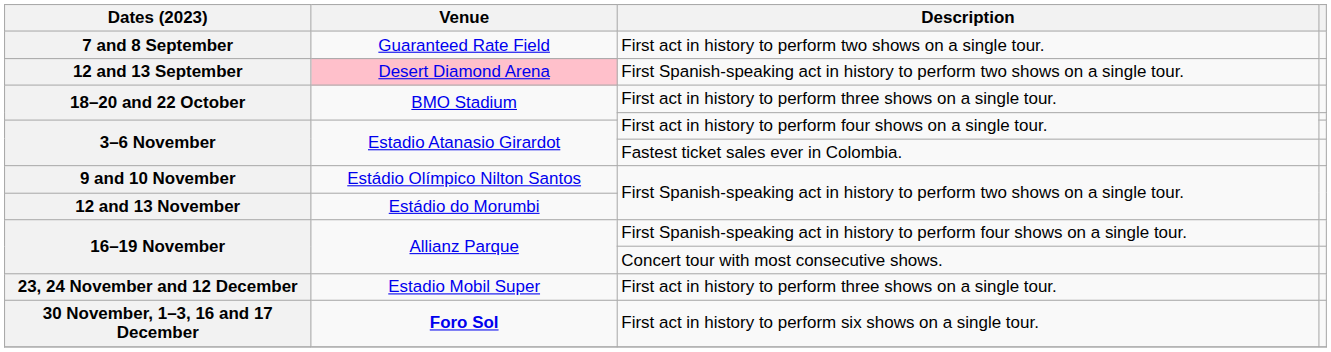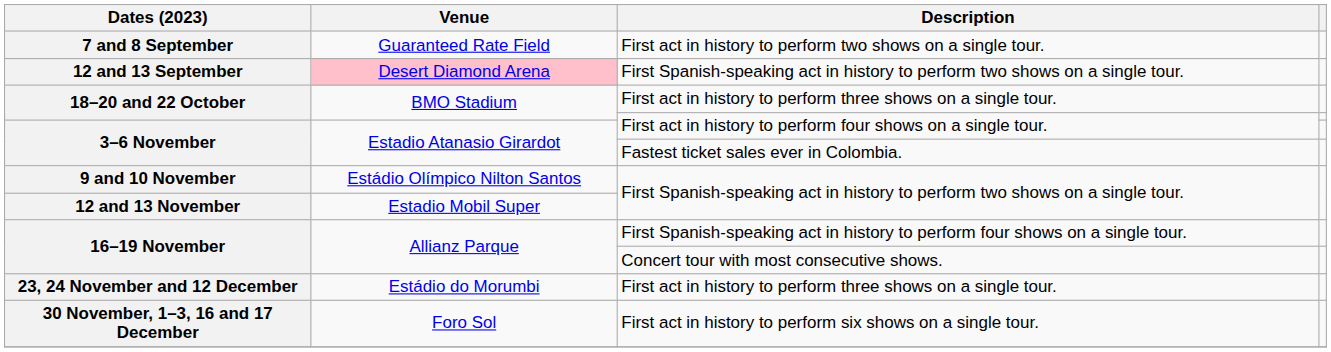(464, 206) Estádio do Morumbi -> (464, 206) Estadio Mobil Super
(464, 286) Estadio Mobil Super -> (464, 286) Estádio do Morumbi
(464, 323) bold -> (464, 323) normal
